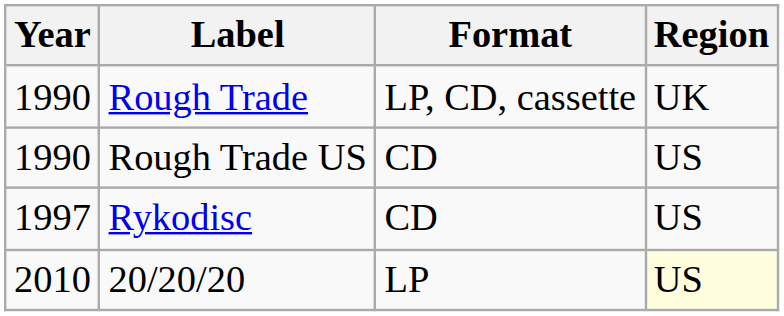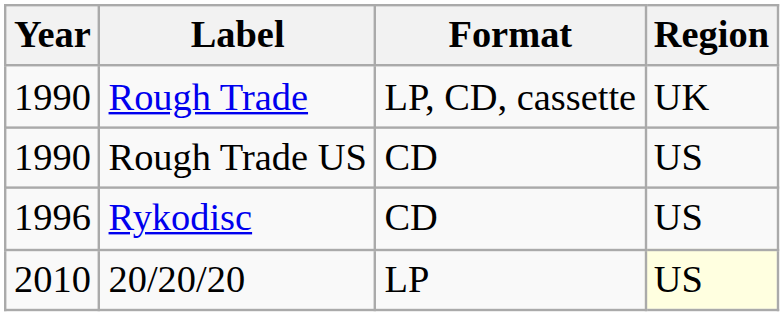(52, 217) 1997 -> (52, 217) 1996
